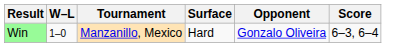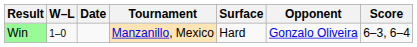+ column: (93, 14)
